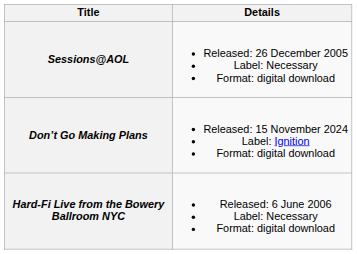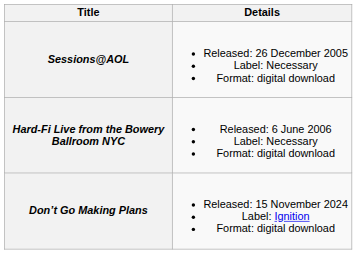rows swapped: (88, 211) <-> (88, 135)
